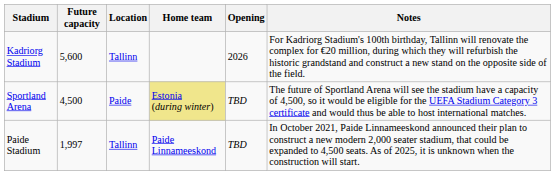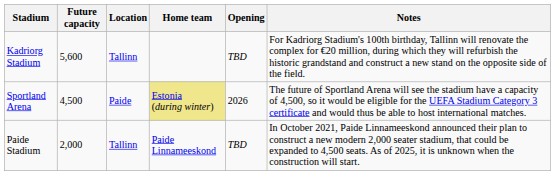(238, 56) 2026 -> (237, 56) TBD
(237, 101) TBD -> (238, 101) 2026
(71, 145) 1,997 -> (71, 145) 2,000
